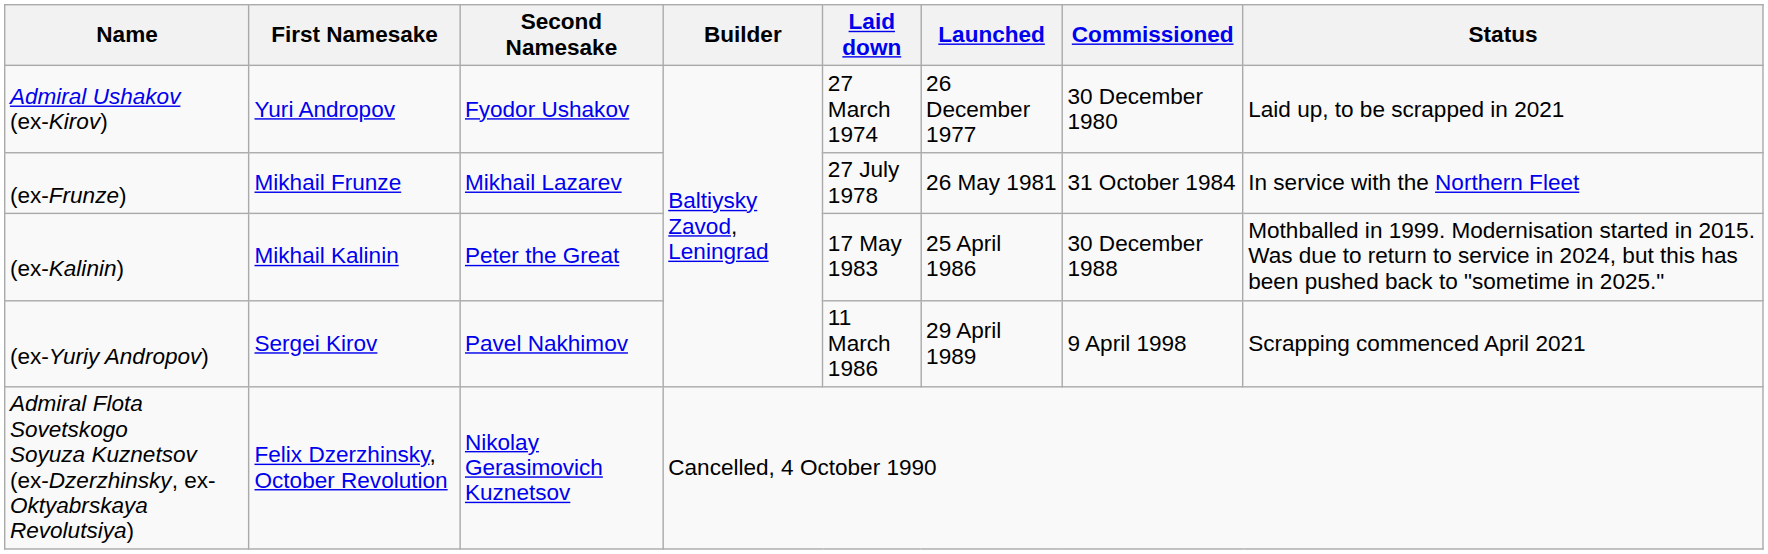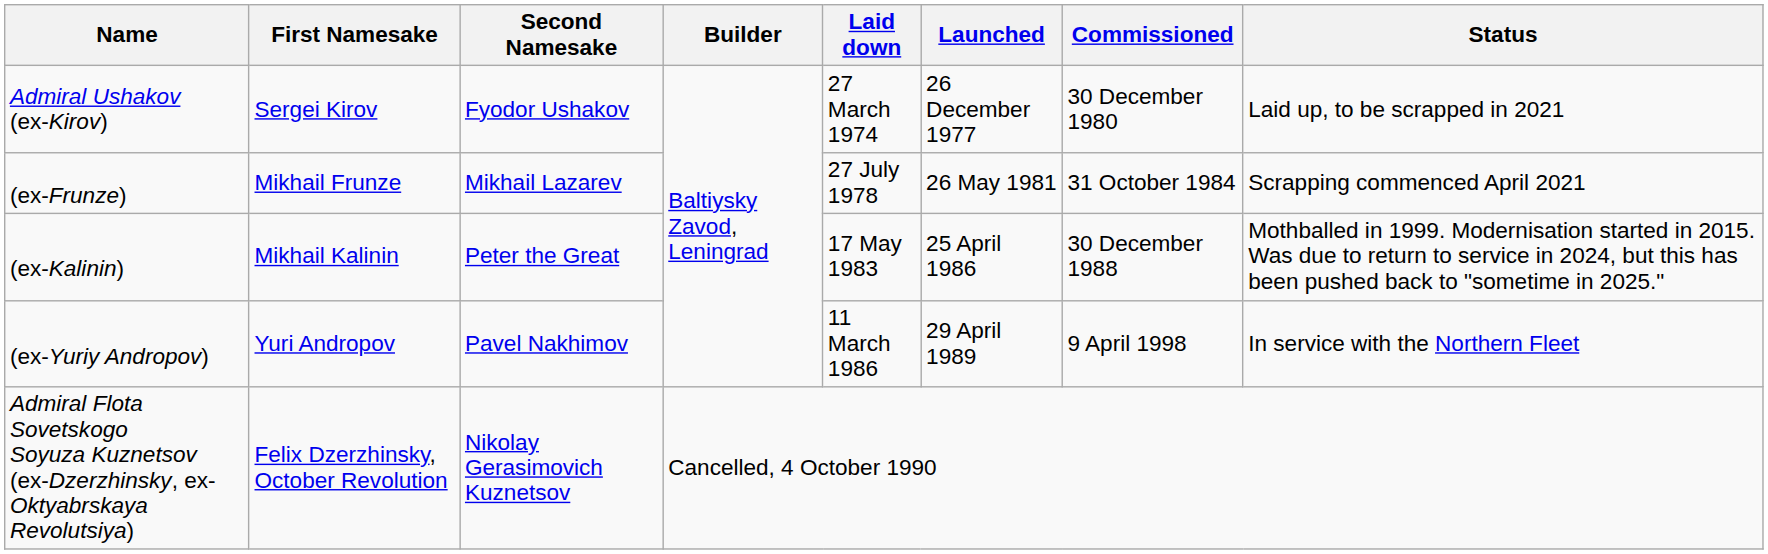(325, 108) Yuri Andropov -> (316, 108) Sergei Kirov
(1414, 182) In service with the Northern Fleet -> (1417, 182) Scrapping commenced April 2021
(316, 343) Sergei Kirov -> (325, 343) Yuri Andropov
(1417, 343) Scrapping commenced April 2021 -> (1414, 343) In service with the Northern Fleet
